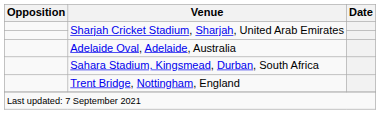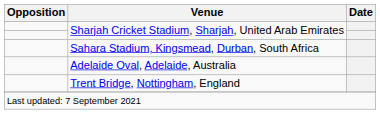rows swapped: (36, 66) <-> (36, 48)
